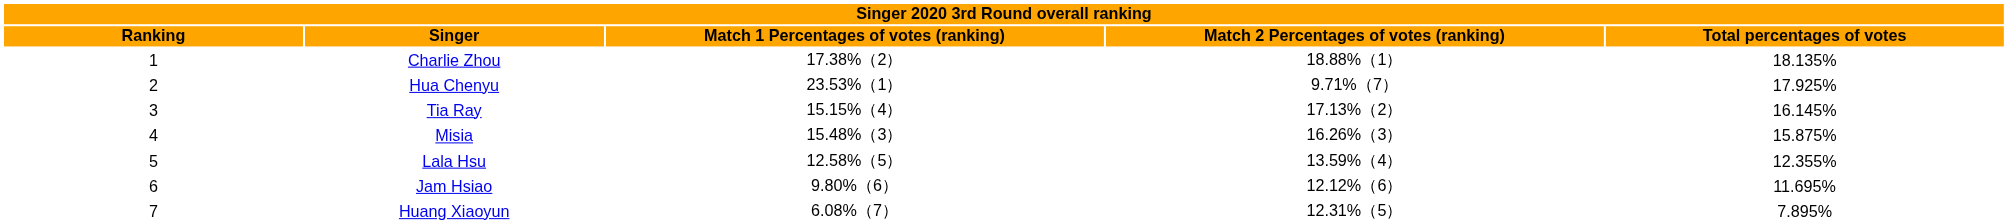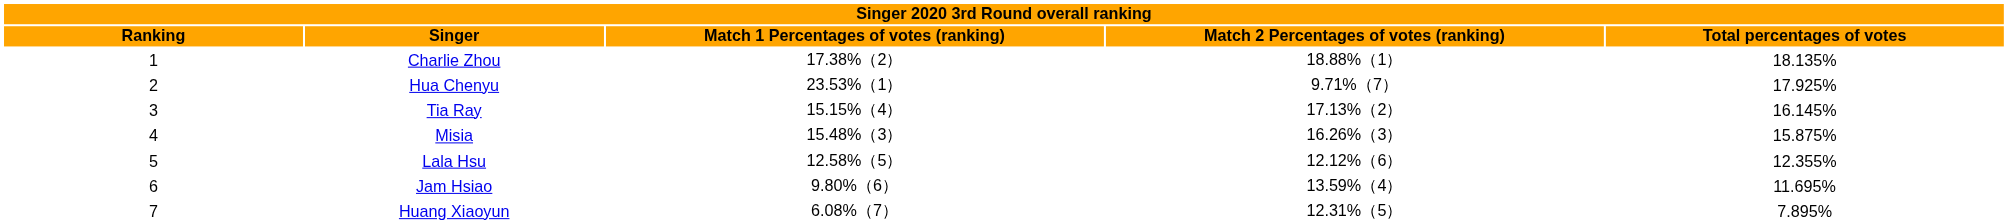(1354, 160) 13.59%（4） -> (1354, 160) 12.12%（6）
(1354, 185) 12.12%（6） -> (1354, 185) 13.59%（4）
